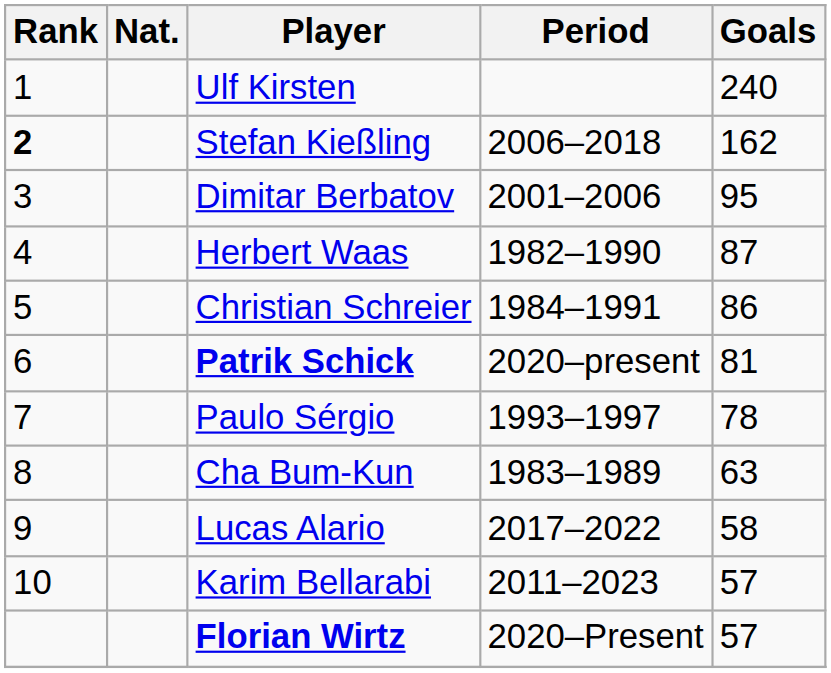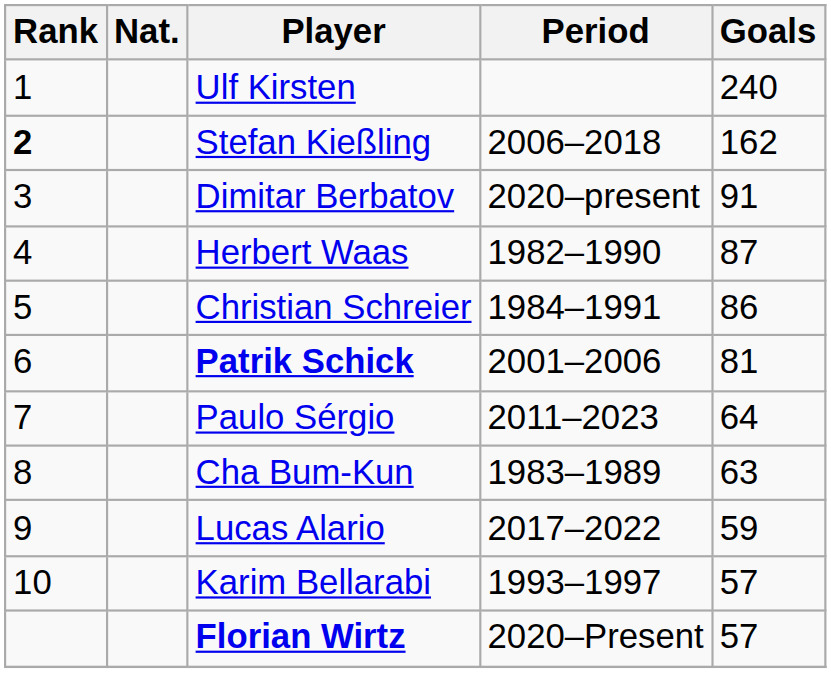(574, 197) 2001–2006 -> (594, 197) 2020–present
(739, 197) 95 -> (739, 197) 91
(594, 362) 2020–present -> (574, 362) 2001–2006
(574, 417) 1993–1997 -> (573, 417) 2011–2023
(739, 417) 78 -> (739, 417) 64
(739, 527) 58 -> (739, 527) 59
(573, 582) 2011–2023 -> (574, 582) 1993–1997
